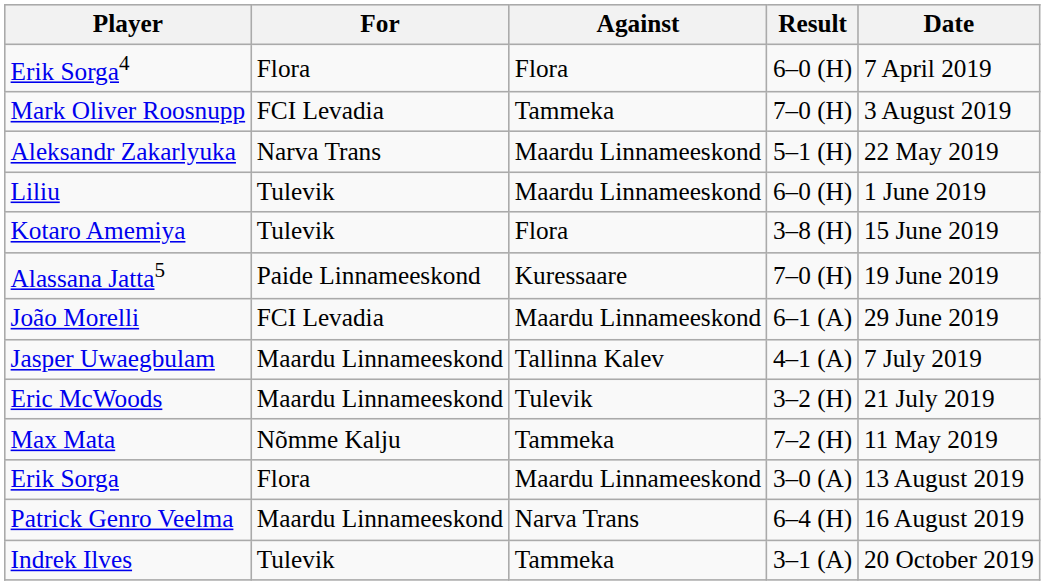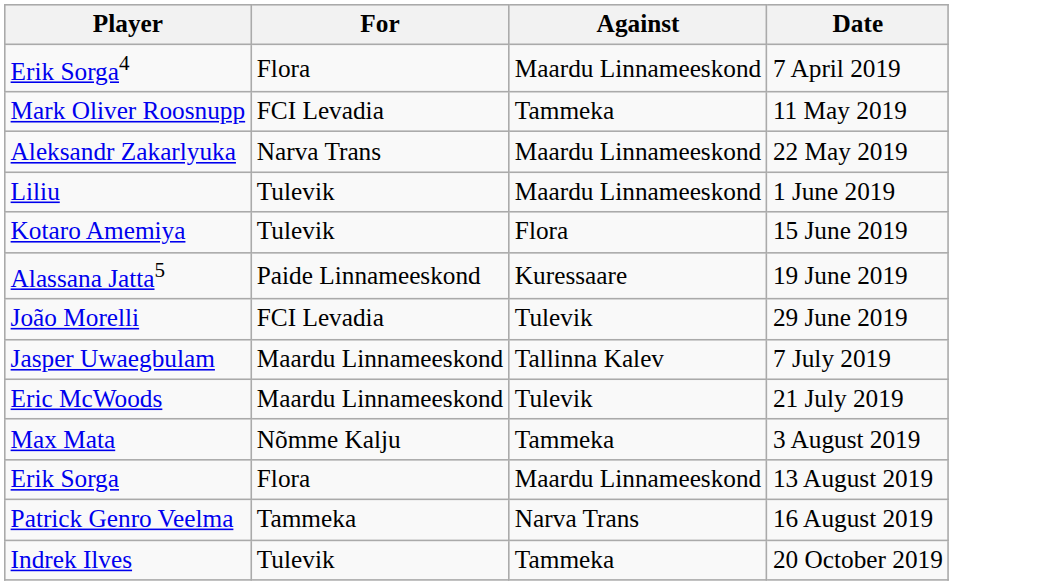- column: (813, 24)
(542, 68) Flora -> (638, 68) Maardu Linnameeskond
(938, 111) 3 August 2019 -> (840, 111) 11 May 2019
(638, 318) Maardu Linnameeskond -> (554, 318) Tulevik
(931, 439) 11 May 2019 -> (847, 439) 3 August 2019
(380, 519) Maardu Linnameeskond -> (306, 519) Tammeka
